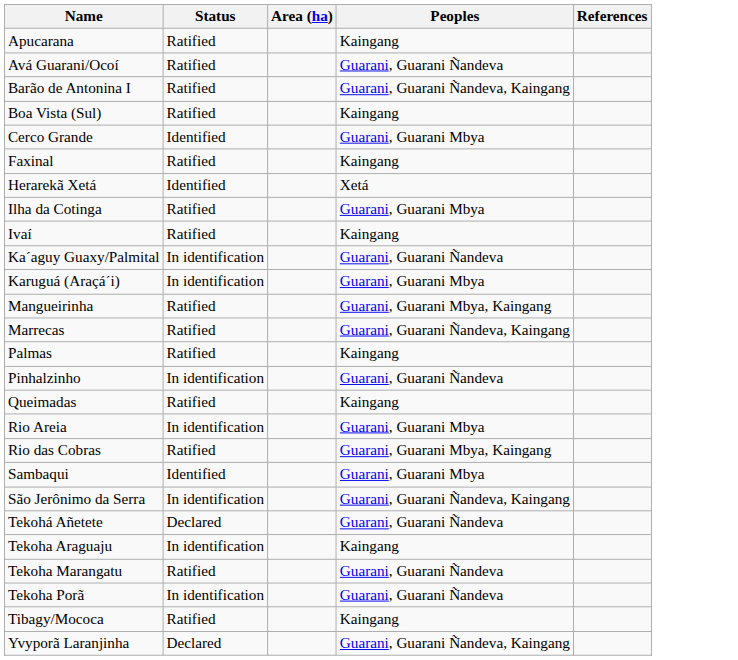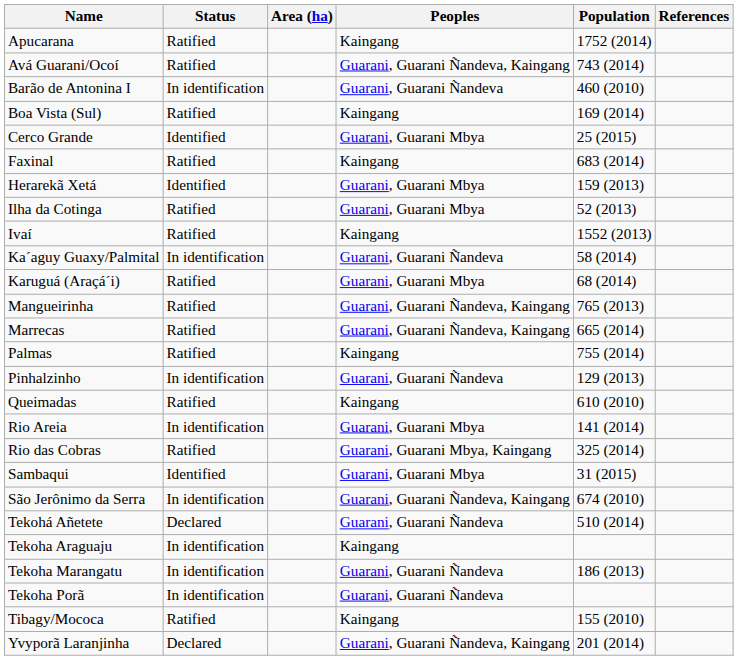+ column: (614, 16)
(421, 64) Guarani, Guarani Ñandeva -> (455, 64) Guarani, Guarani Ñandeva, Kaingang
(191, 88) Ratified -> (215, 88) In identification
(455, 88) Guarani, Guarani Ñandeva, Kaingang -> (421, 88) Guarani, Guarani Ñandeva
(354, 185) Xetá -> (412, 185) Guarani, Guarani Mbya
(215, 281) In identification -> (191, 281) Ratified
(446, 305) Guarani, Guarani Mbya, Kaingang -> (455, 305) Guarani, Guarani Ñandeva, Kaingang
(191, 570) Ratified -> (215, 570) In identification
